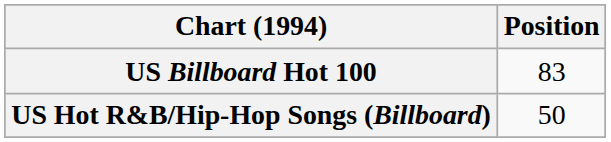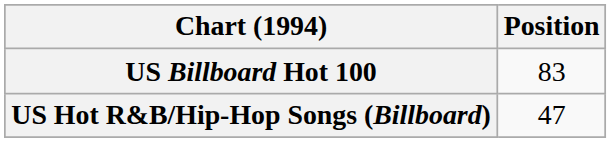(552, 114) 50 -> (552, 114) 47
